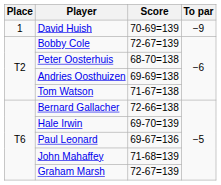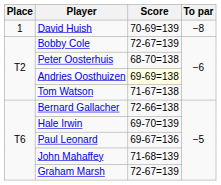(198, 28) −9 -> (198, 28) −8
(154, 76) no background -> (154, 76) lightyellow background
